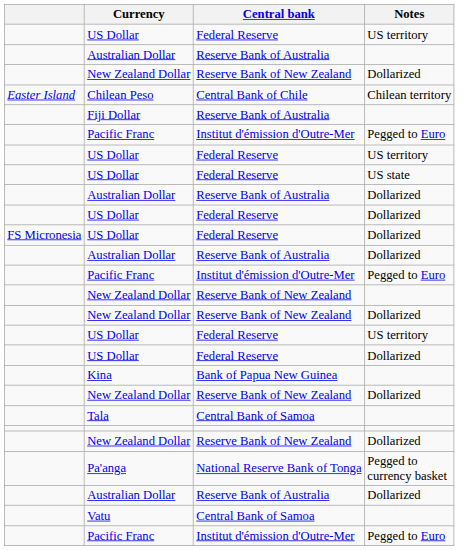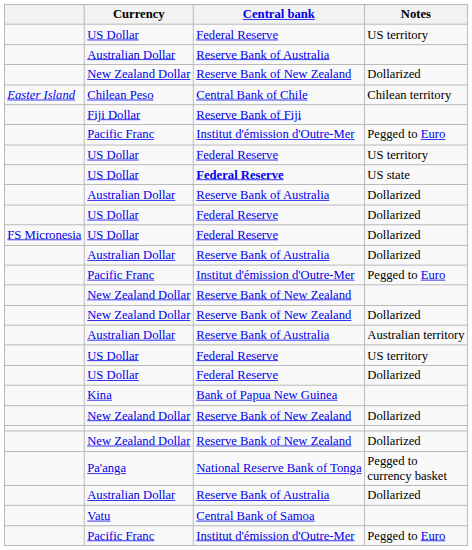(263, 114) Reserve Bank of Australia -> (249, 114) Reserve Bank of Fiji
(237, 174) normal -> (240, 174) bold
+ row: (131, 335)
- row: (98, 415)
